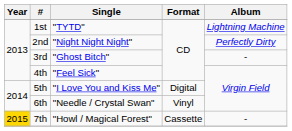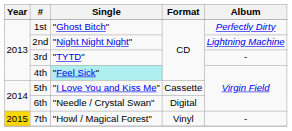(69, 27) "TYTD" -> (81, 27) "Ghost Bitch"
(246, 27) Lightning Machine -> (246, 27) Perfectly Dirty
(246, 42) Perfectly Dirty -> (246, 42) Lightning Machine
(81, 57) "Ghost Bitch" -> (69, 57) "TYTD"
(76, 73) no background -> (76, 73) paleturquoise background
(183, 88) Digital -> (183, 88) Cassette
(183, 103) Vinyl -> (183, 103) Digital
(183, 118) Cassette -> (183, 118) Vinyl
